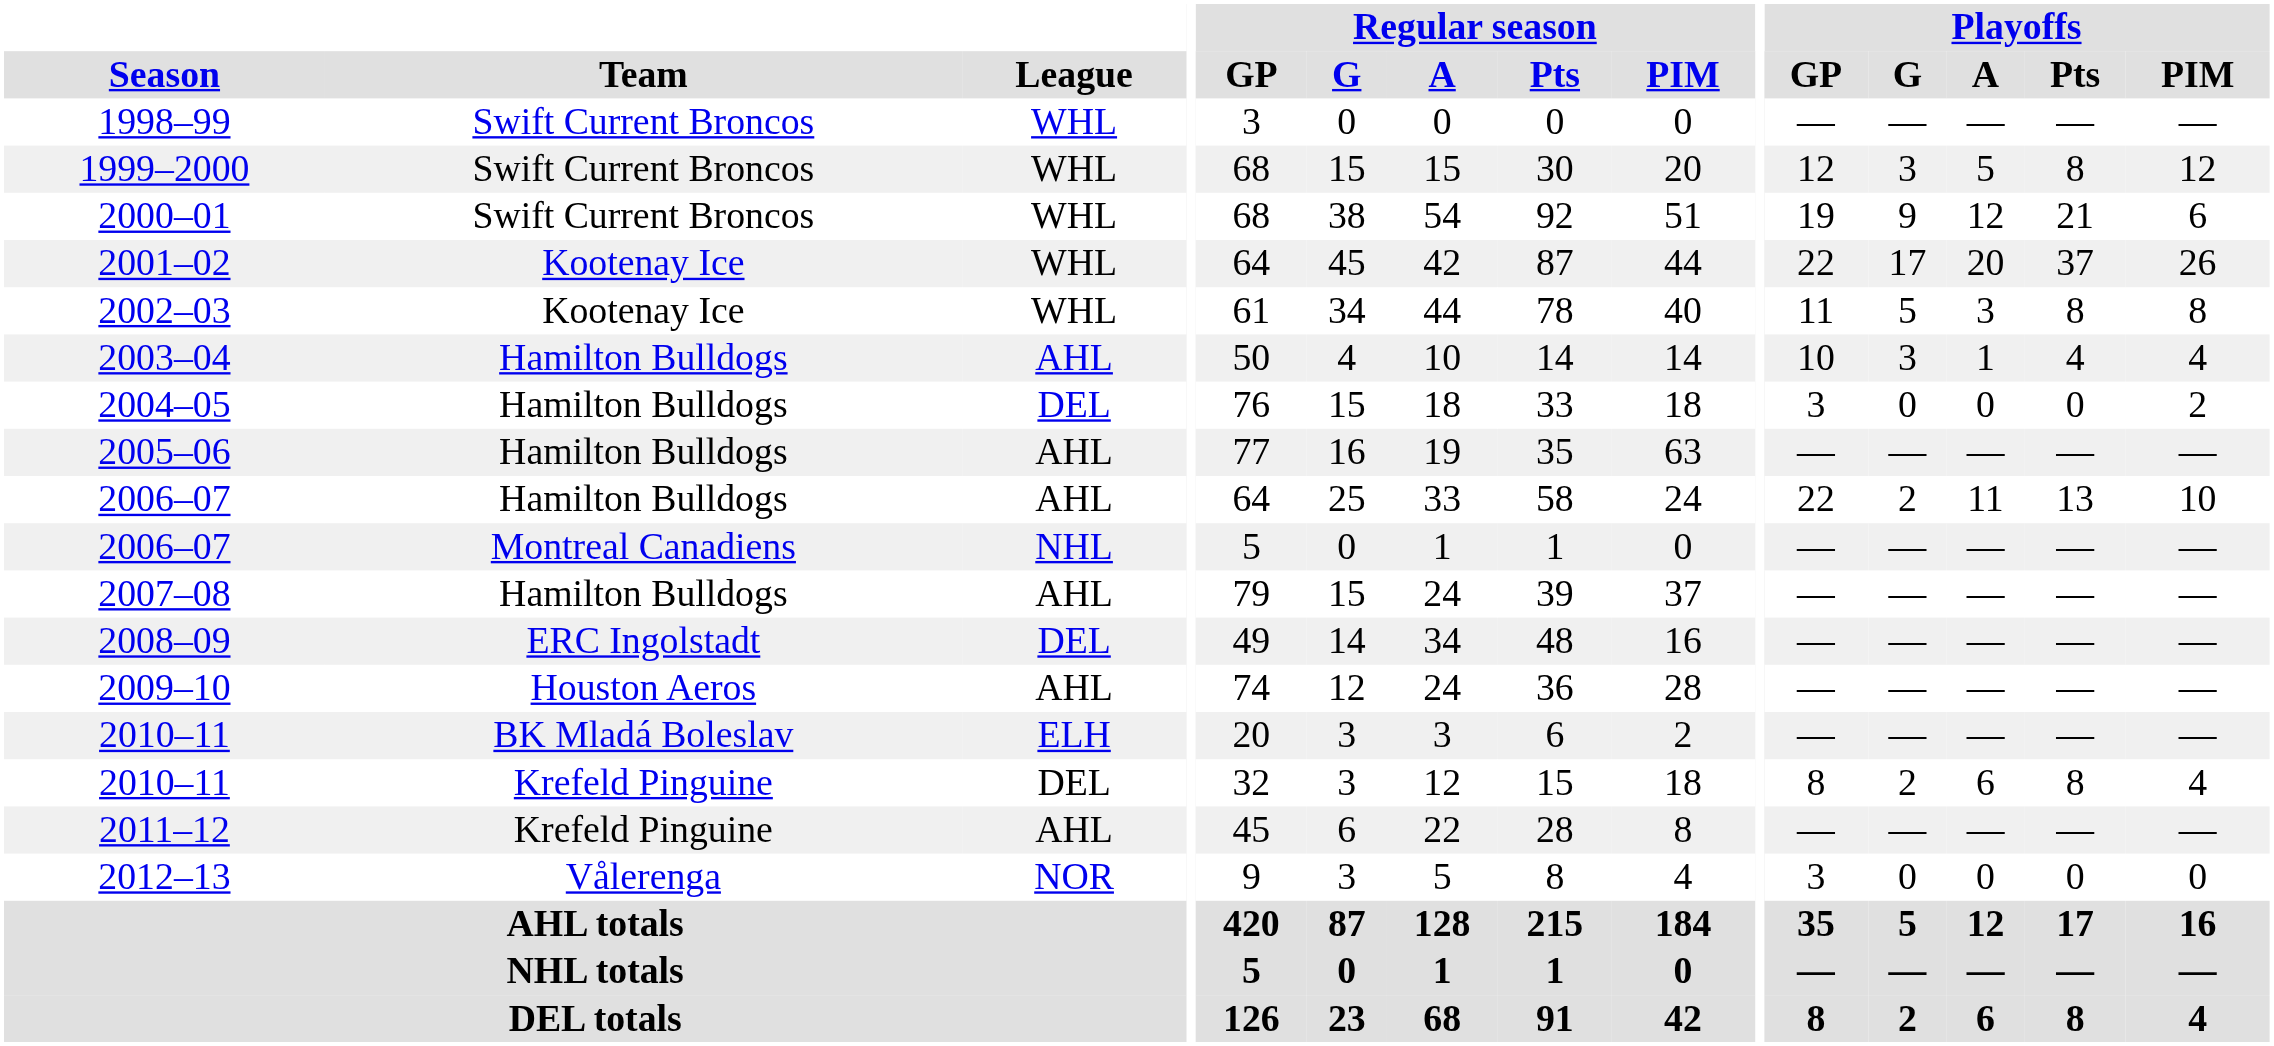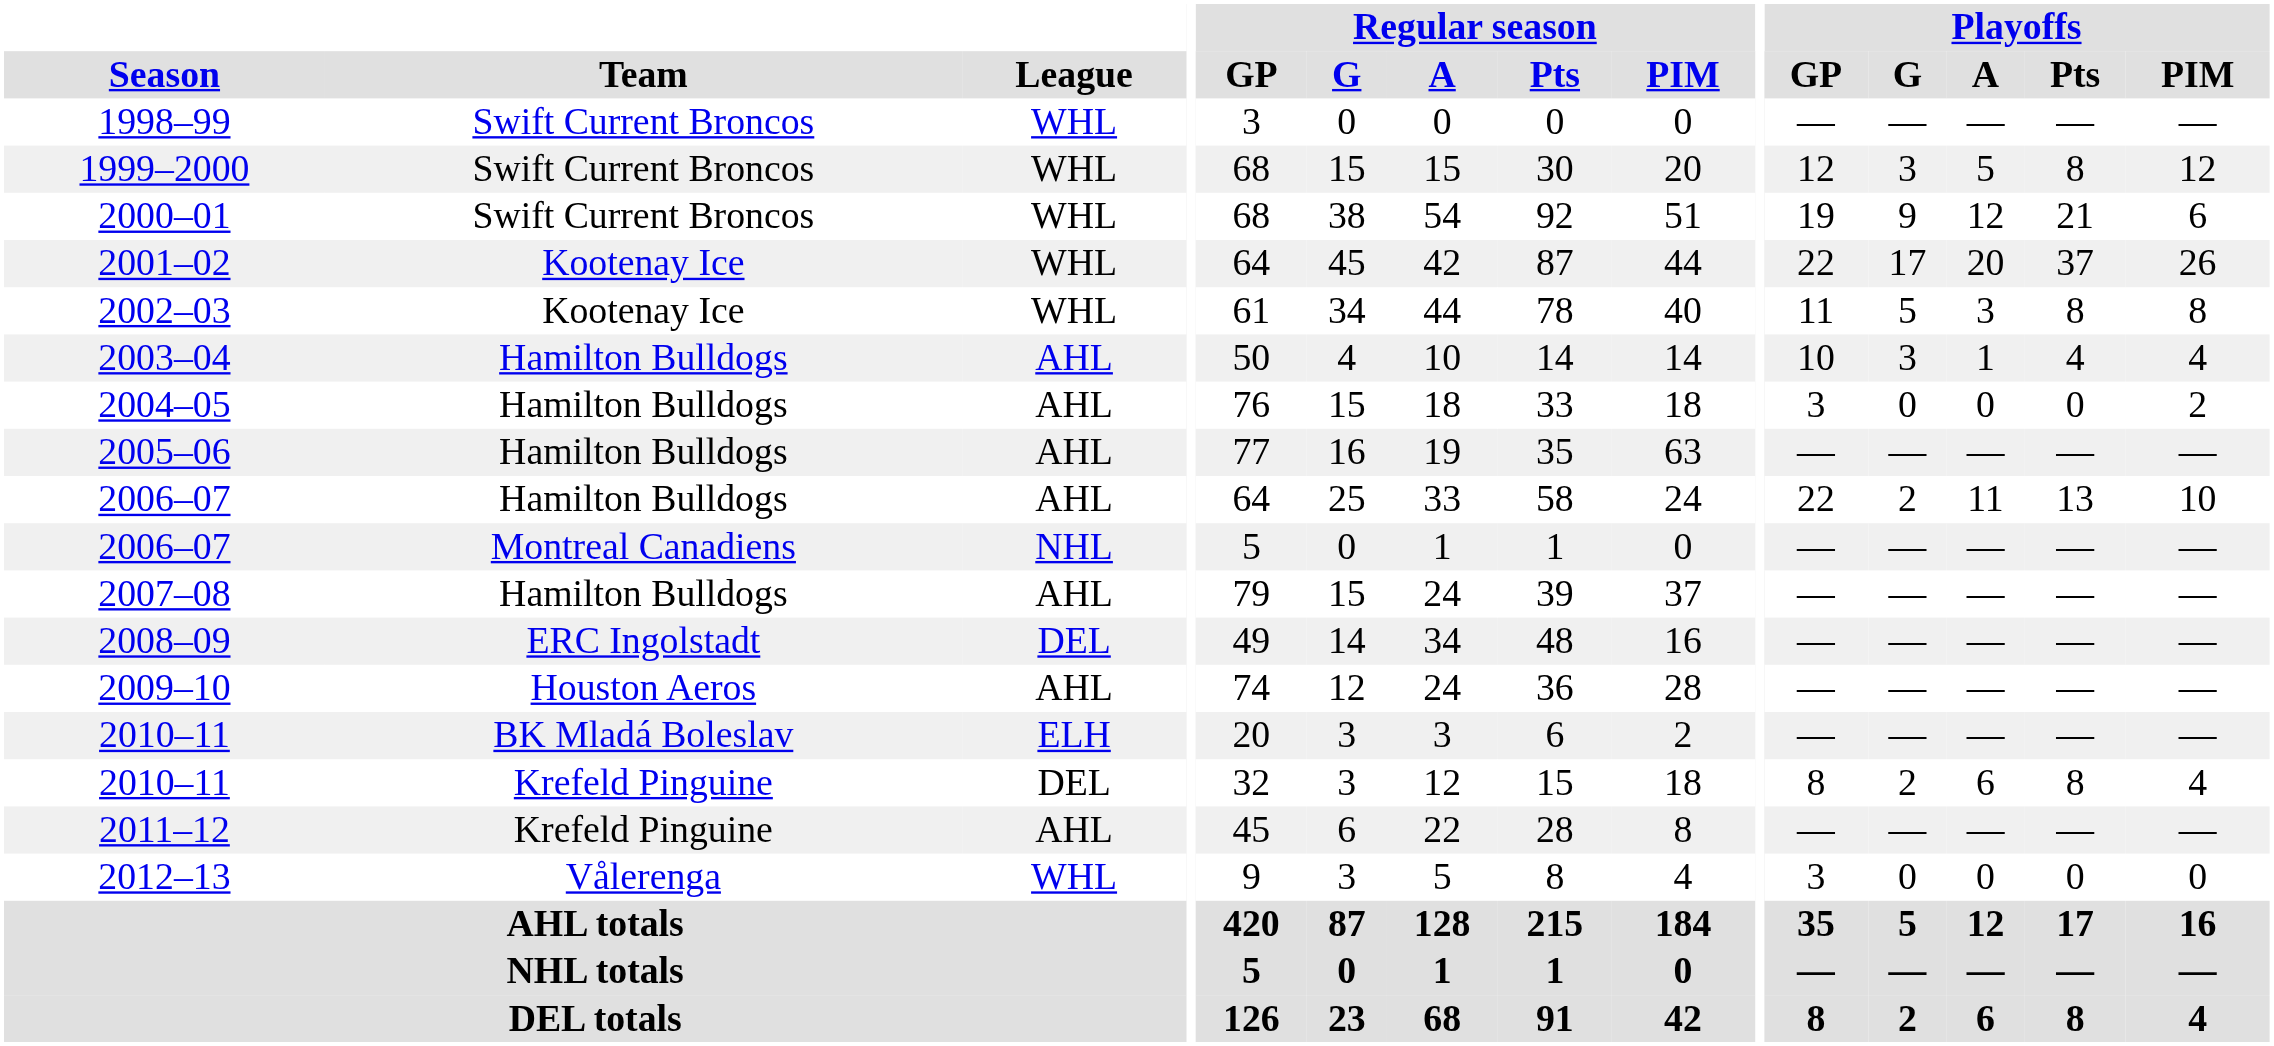(1074, 404) DEL -> (1074, 404) AHL
(1074, 876) NOR -> (1074, 876) WHL
